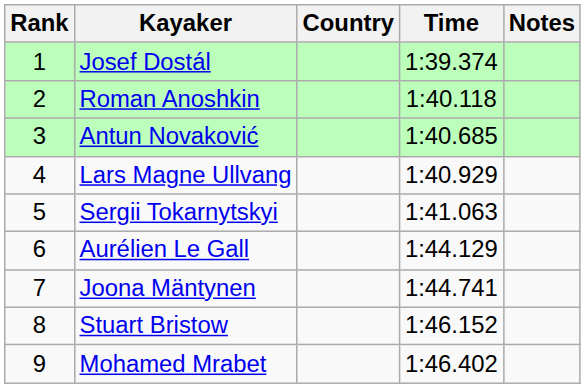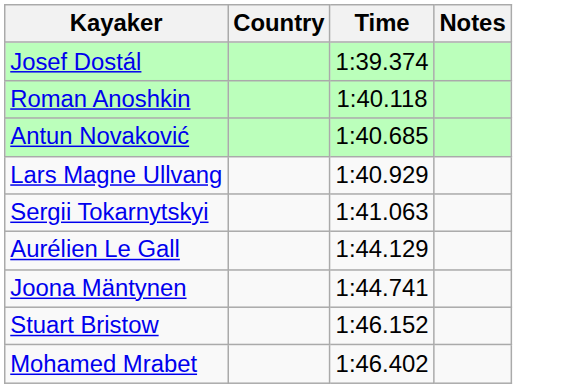- column: (39, 23)
